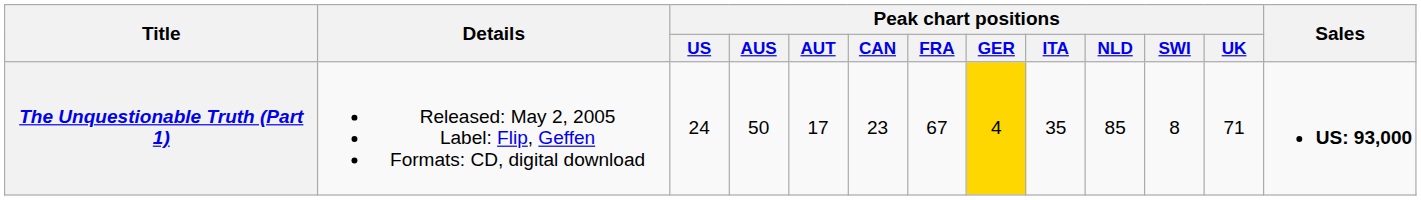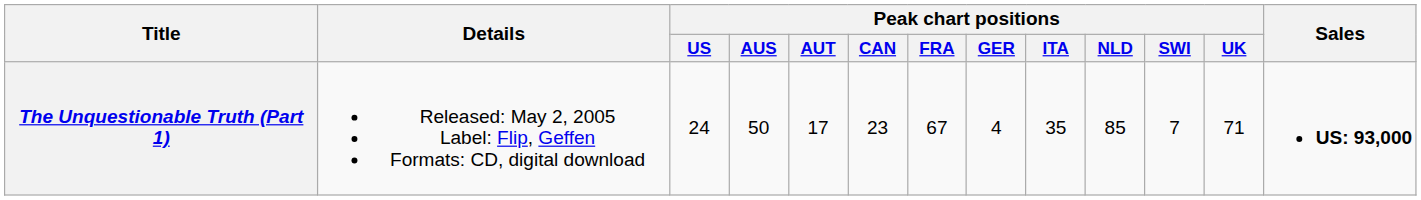(996, 128) gold background -> (996, 128) no background
(1175, 128) 8 -> (1175, 128) 7
